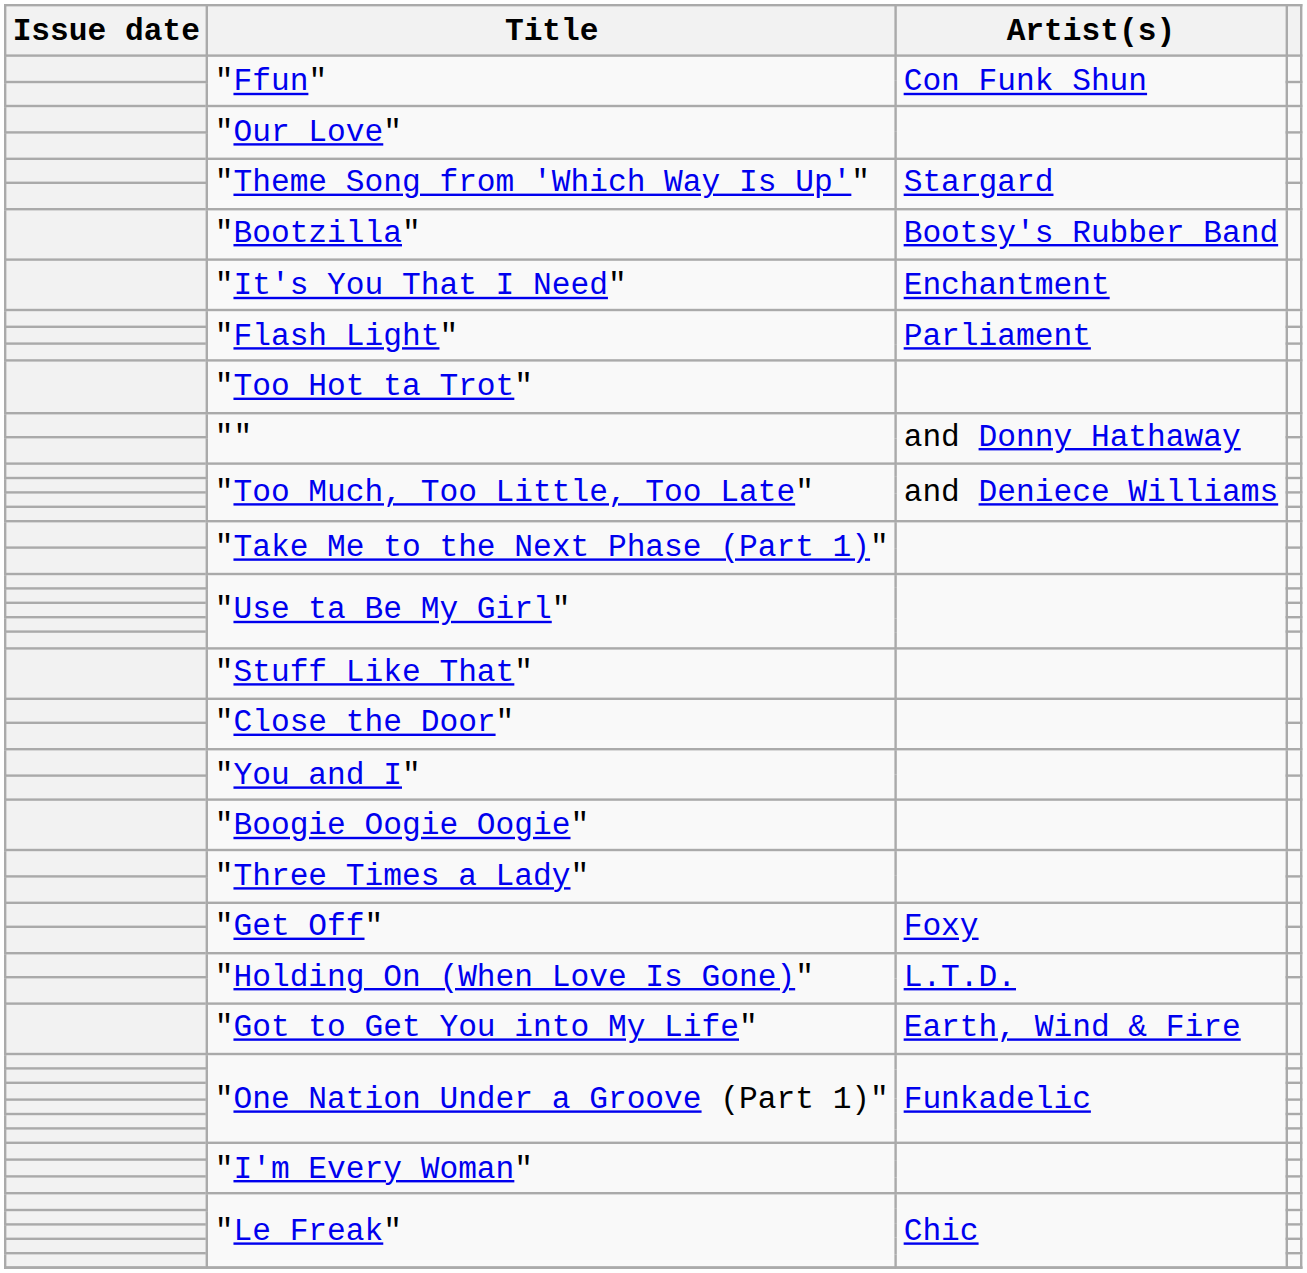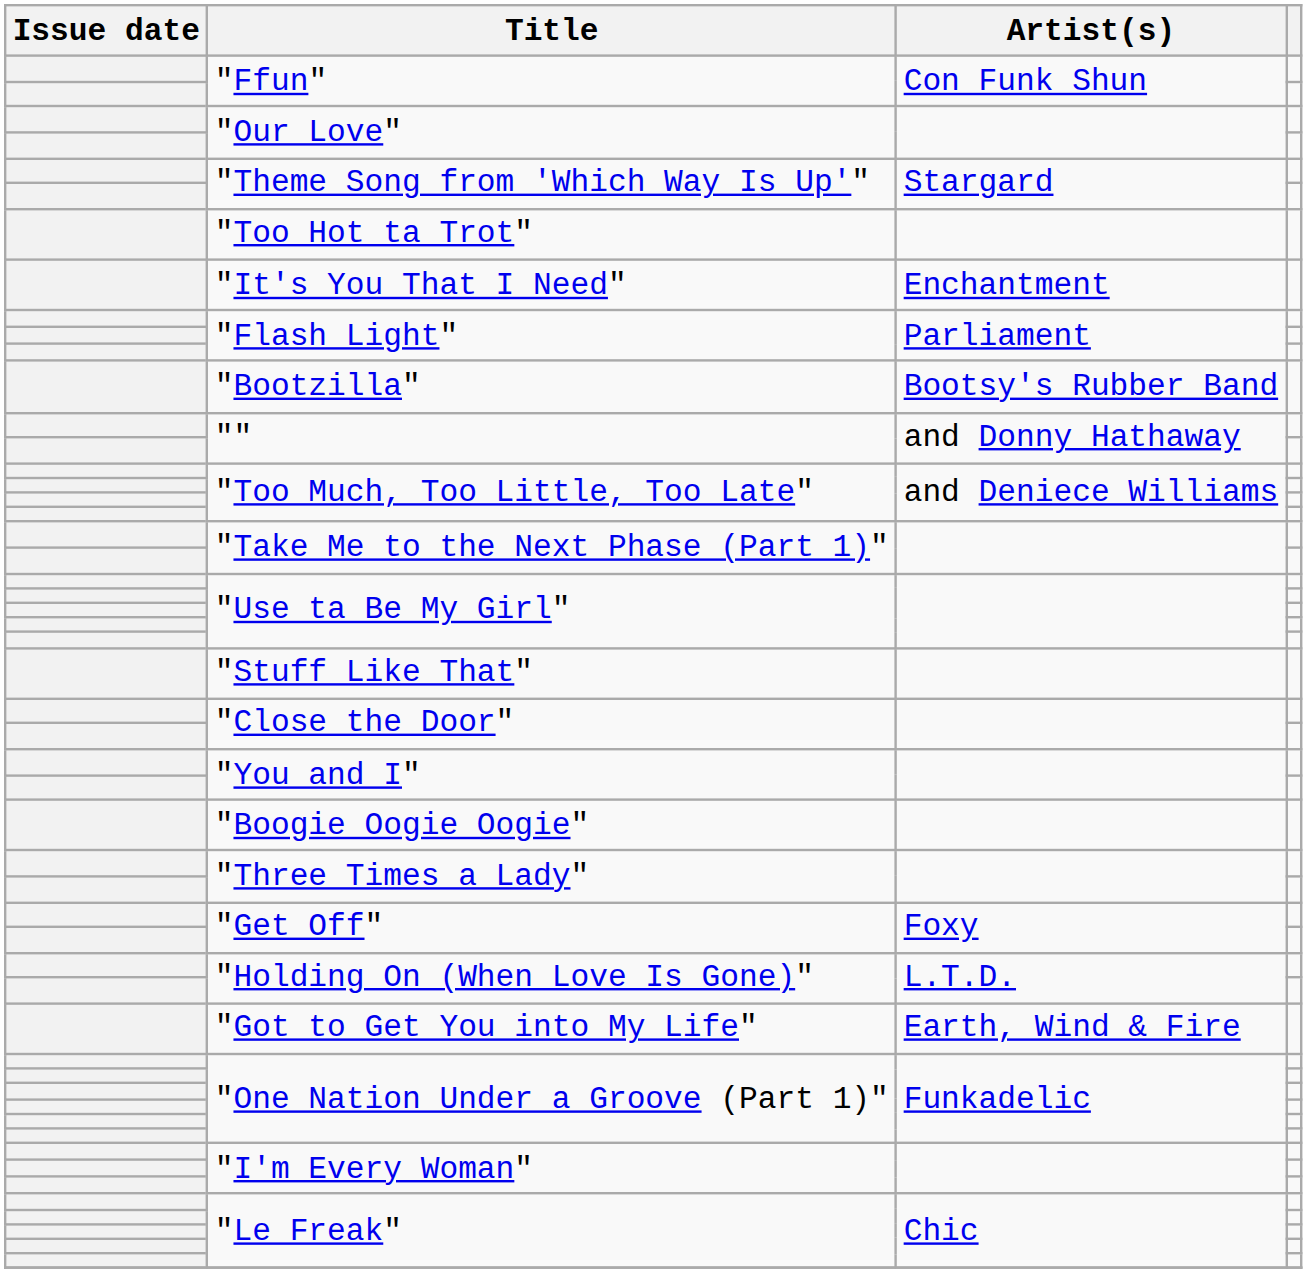rows swapped: (374, 387) <-> (318, 234)
